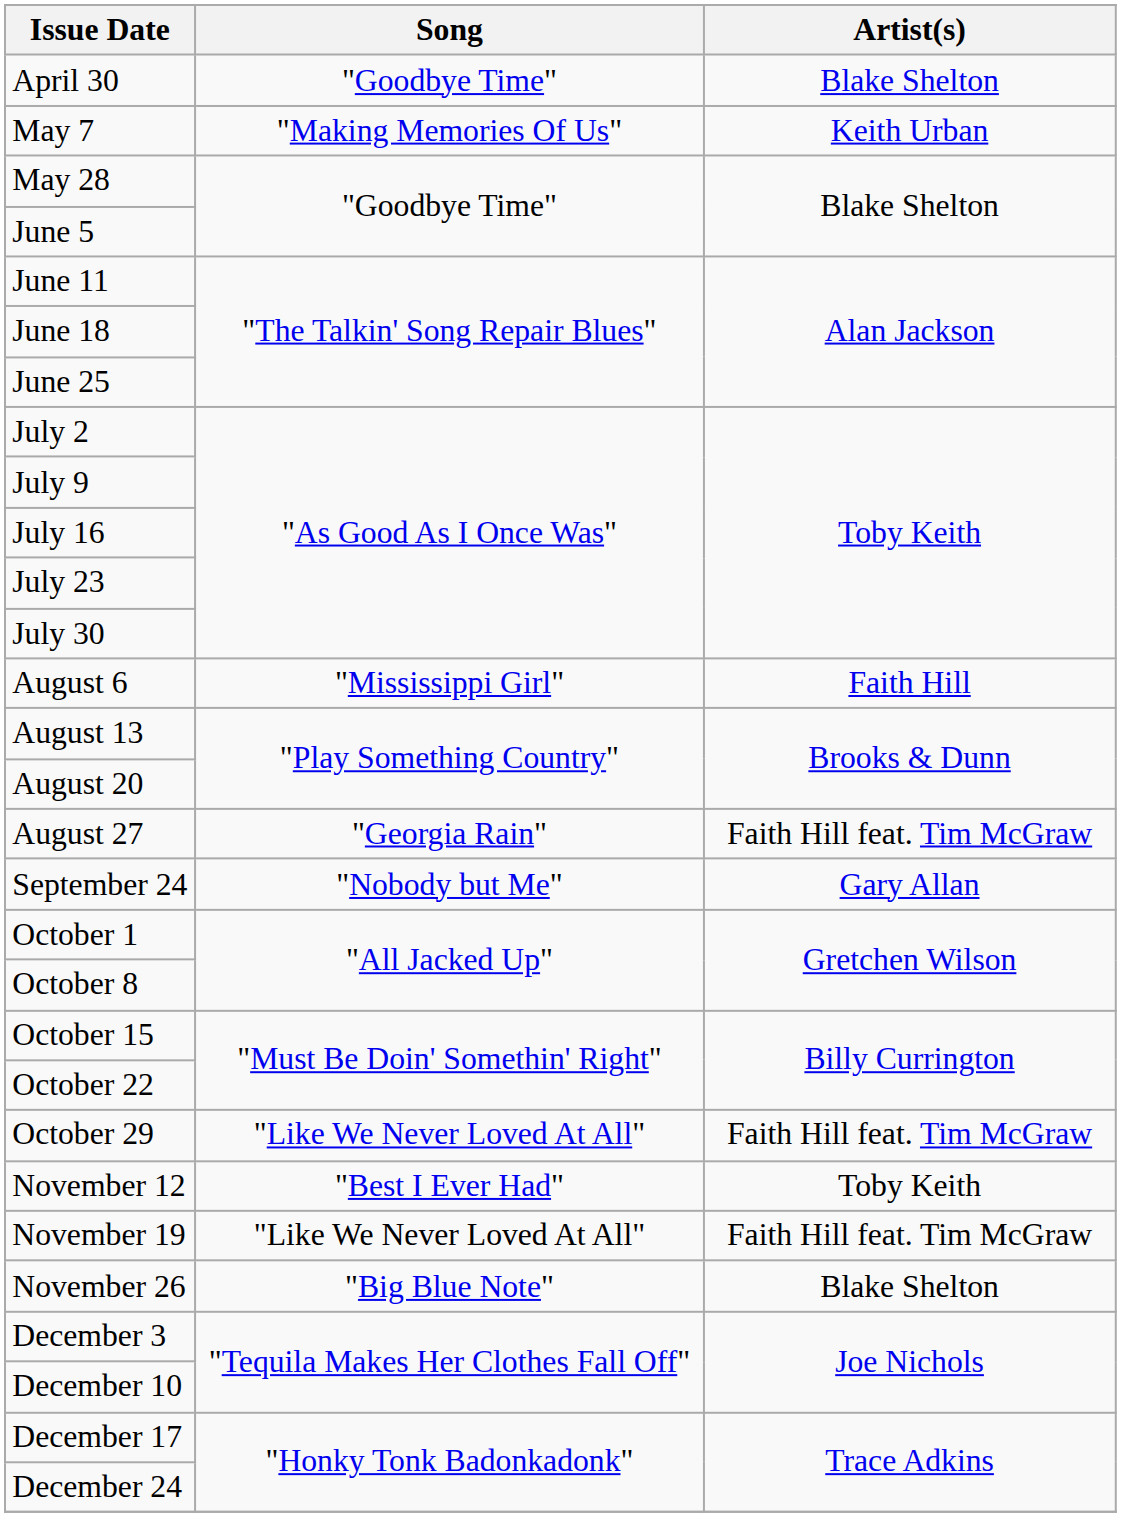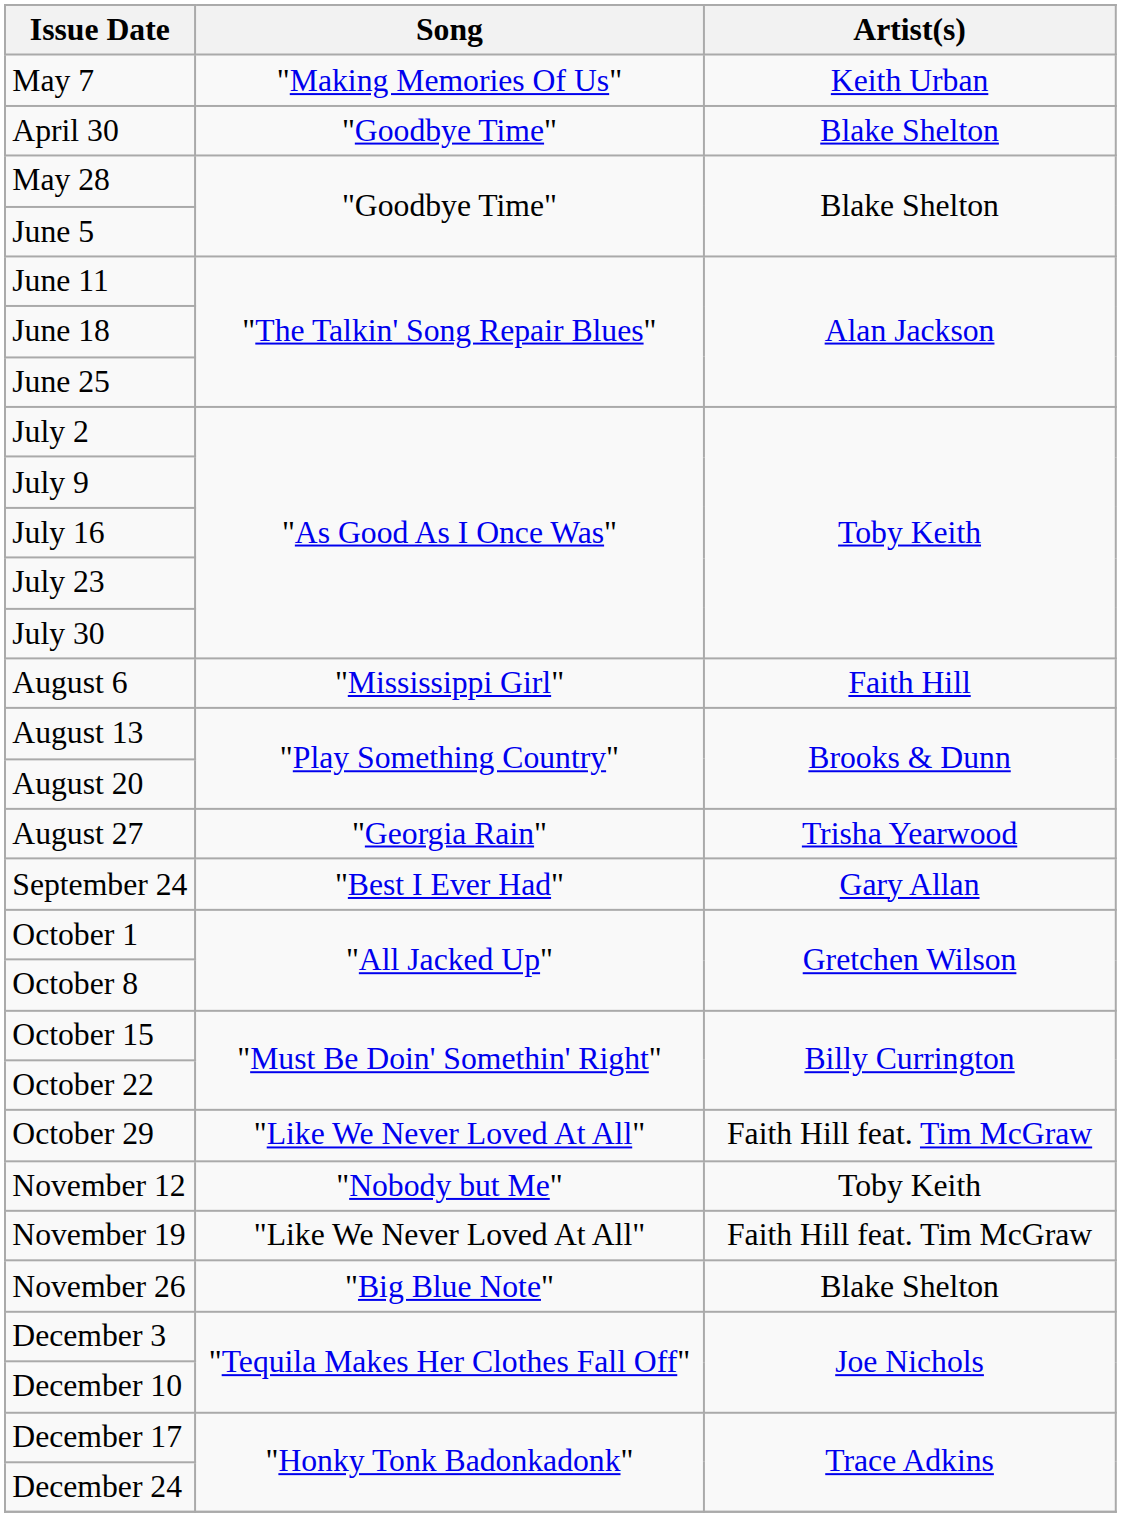rows swapped: (66, 79) <-> (53, 130)
(910, 833) Faith Hill feat. Tim McGraw -> (910, 833) Trisha Yearwood
(449, 883) "Nobody but Me" -> (449, 883) "Best I Ever Had"
(449, 1185) "Best I Ever Had" -> (449, 1185) "Nobody but Me"
